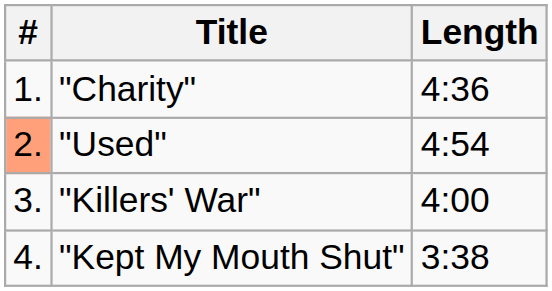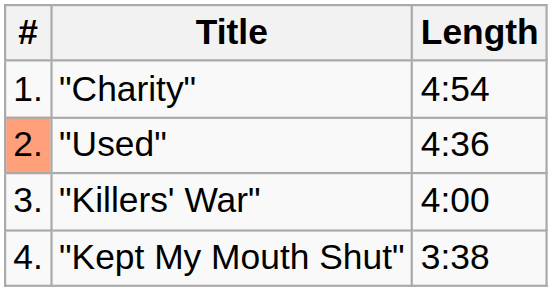(455, 88) 4:36 -> (455, 88) 4:54
(455, 144) 4:54 -> (455, 144) 4:36
